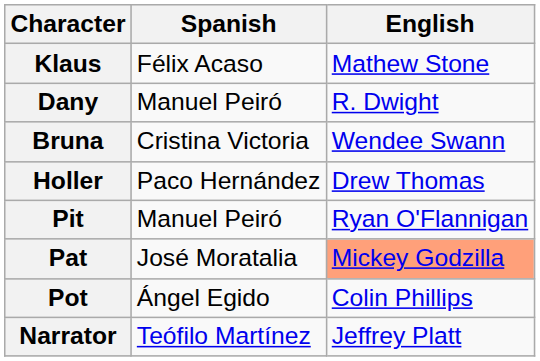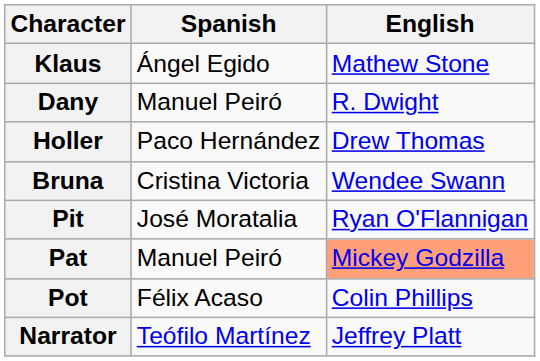(200, 63) Félix Acaso -> (203, 63) Ángel Egido
rows swapped: (68, 141) <-> (68, 180)
(209, 219) Manuel Peiró -> (217, 219) José Moratalia
(217, 258) José Moratalia -> (209, 258) Manuel Peiró
(203, 297) Ángel Egido -> (200, 297) Félix Acaso
